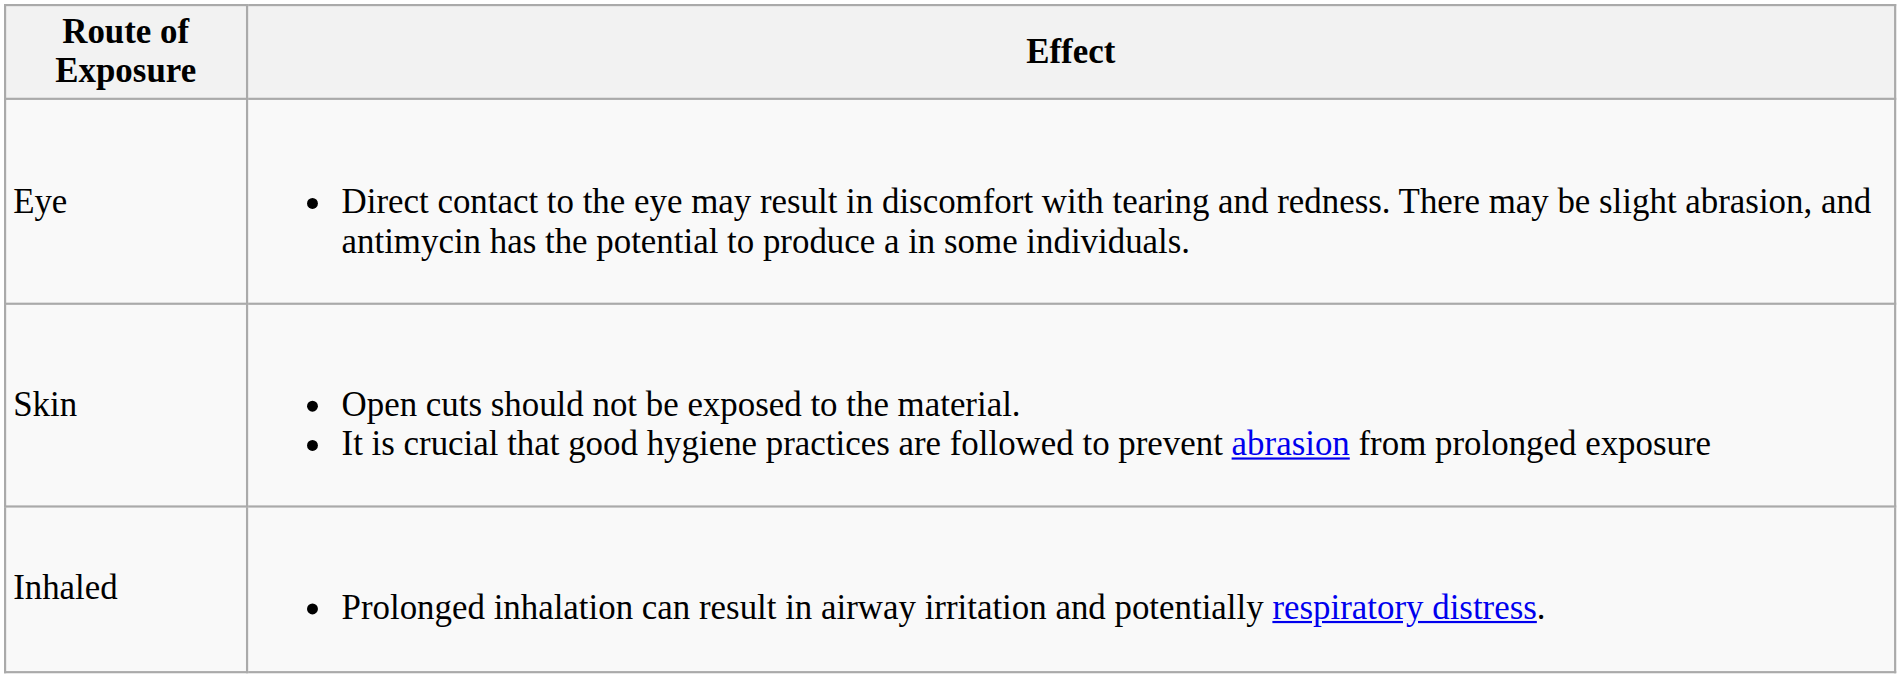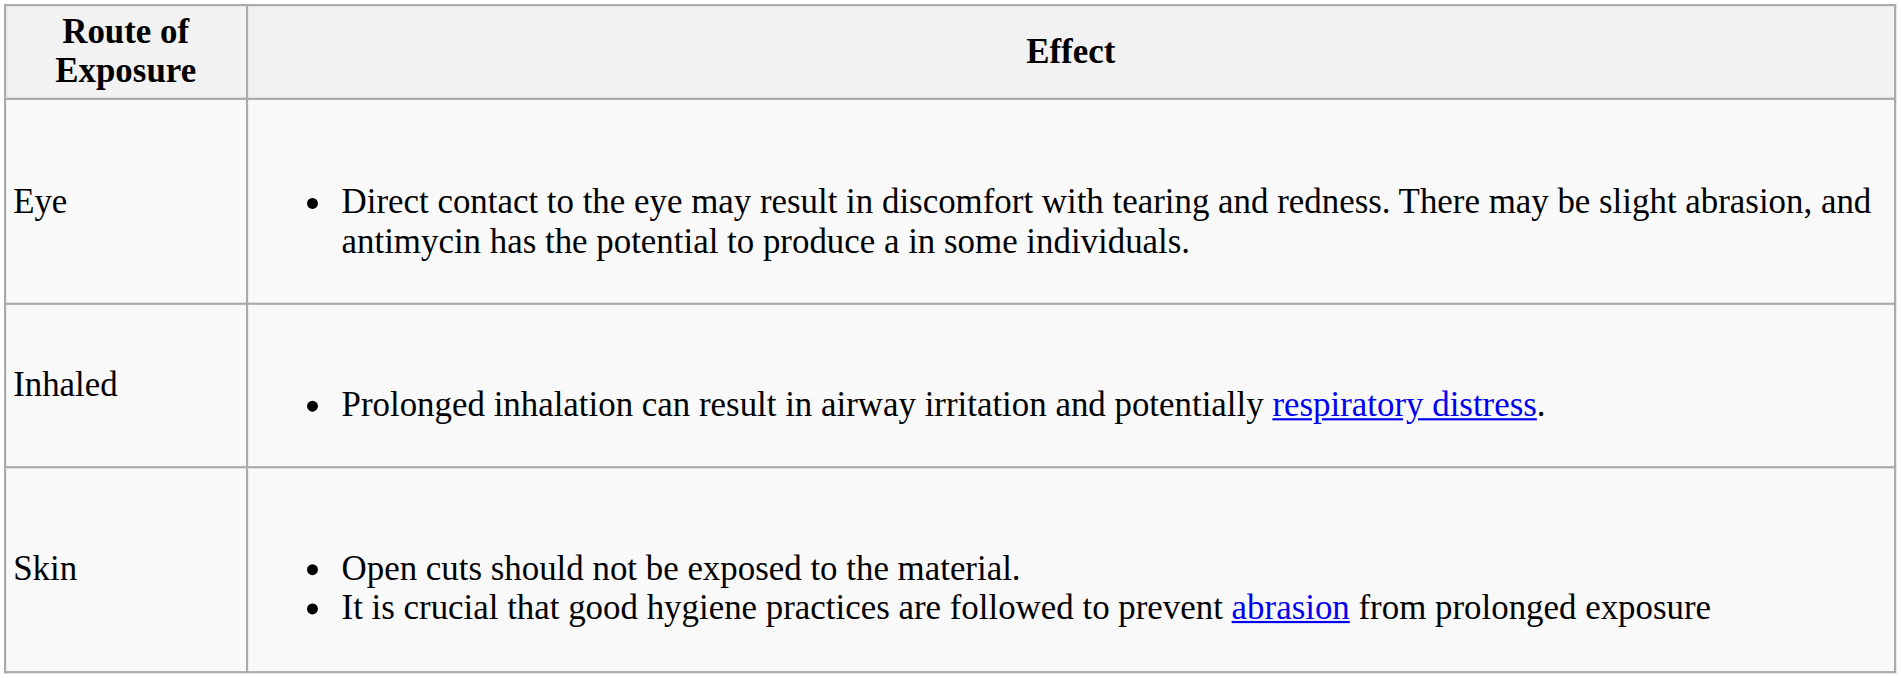rows swapped: (45, 404) <-> (65, 588)
